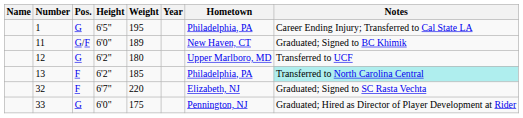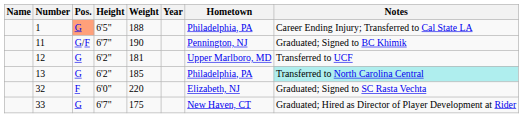(78, 27) no background -> (78, 27) lightsalmon background
(136, 27) 195 -> (136, 27) 188
(104, 43) 6'0" -> (104, 43) 6'7"
(136, 43) 189 -> (136, 43) 190
(219, 43) New Haven, CT -> (217, 43) Pennington, NJ
(136, 58) 180 -> (136, 58) 181
(77, 74) F -> (78, 74) G
(104, 89) 6'7" -> (104, 89) 6'0"
(104, 105) 6'0" -> (104, 105) 6'7"
(217, 105) Pennington, NJ -> (219, 105) New Haven, CT
